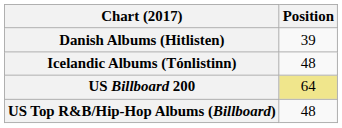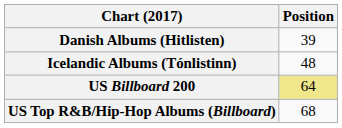(308, 110) 48 -> (308, 110) 68
